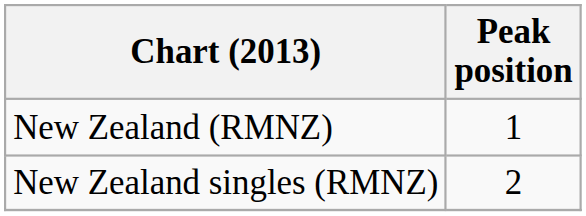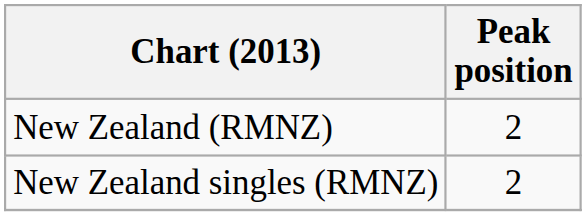(514, 126) 1 -> (514, 126) 2
